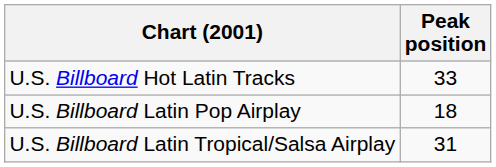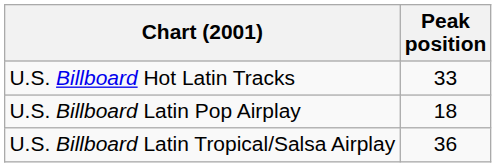(446, 144) 31 -> (446, 144) 36
